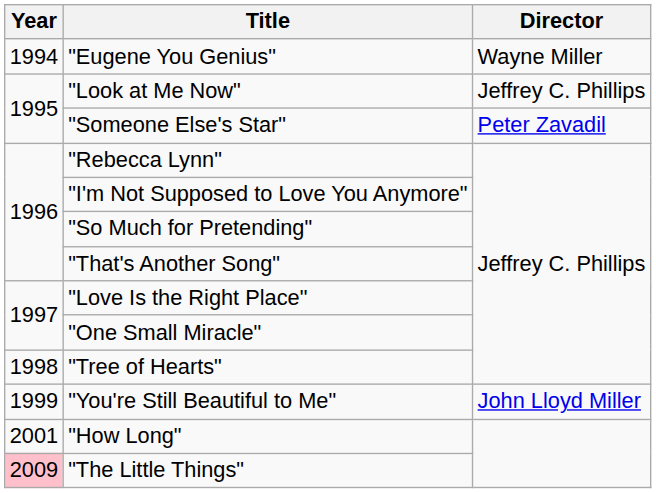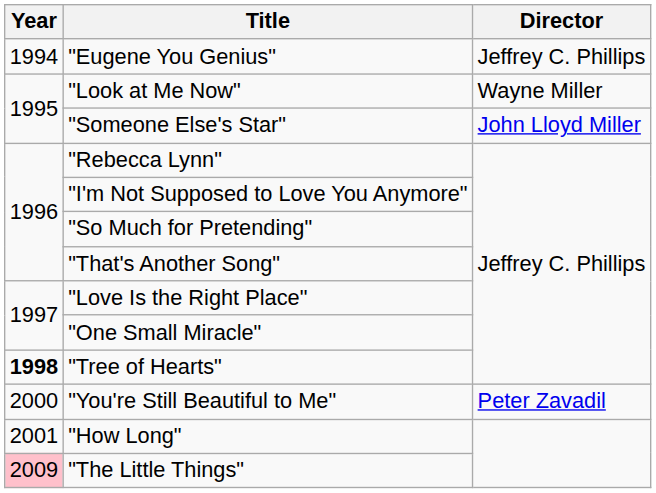(540, 56) Wayne Miller -> (561, 56) Jeffrey C. Phillips
(561, 90) Jeffrey C. Phillips -> (540, 90) Wayne Miller
(542, 125) Peter Zavadil -> (559, 125) John Lloyd Miller
(34, 366) normal -> (34, 366) bold
(34, 401) 1999 -> (34, 401) 2000
(559, 401) John Lloyd Miller -> (542, 401) Peter Zavadil
